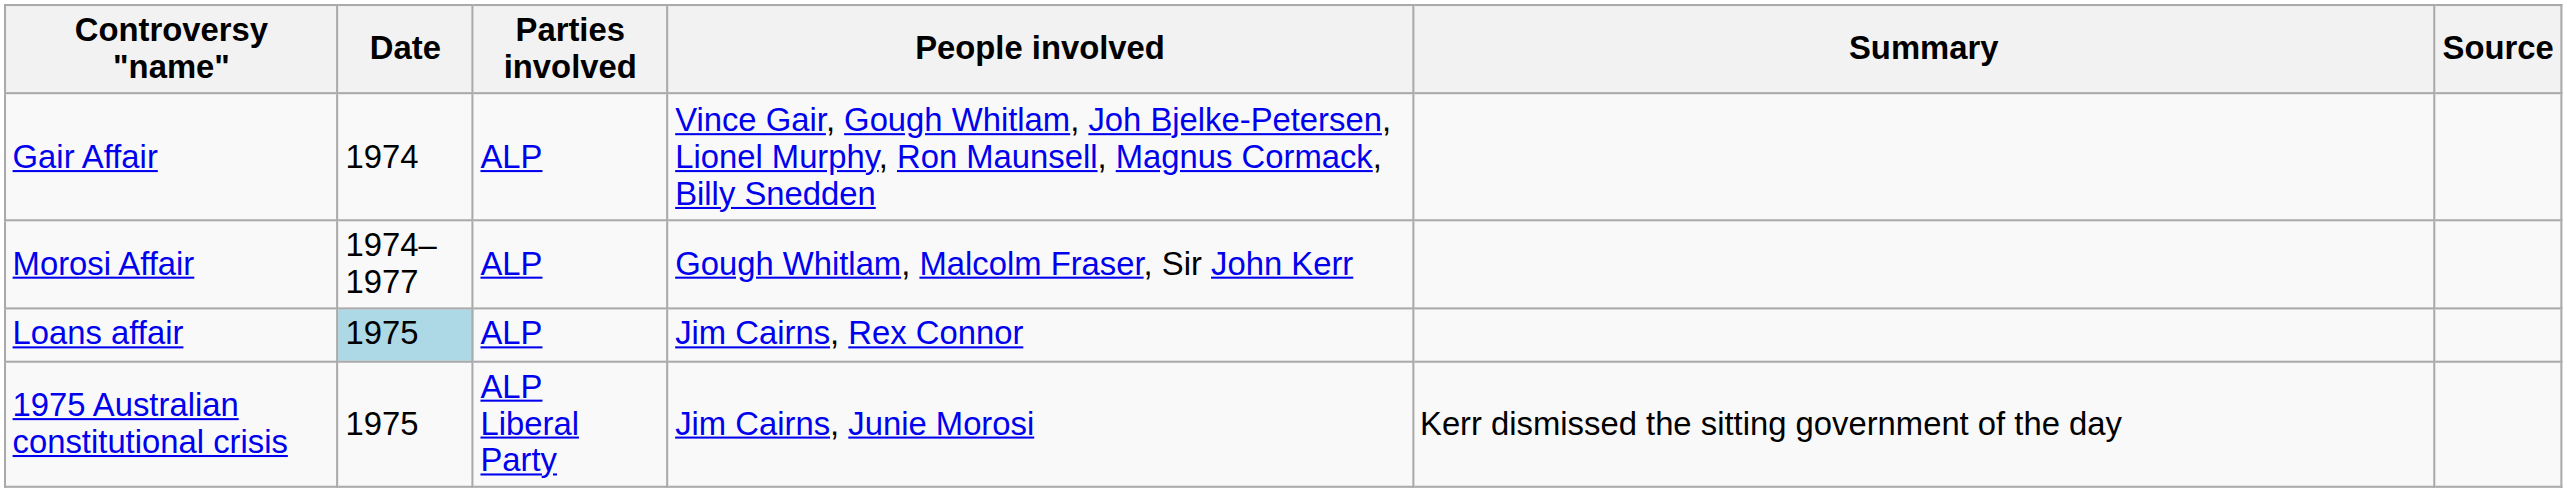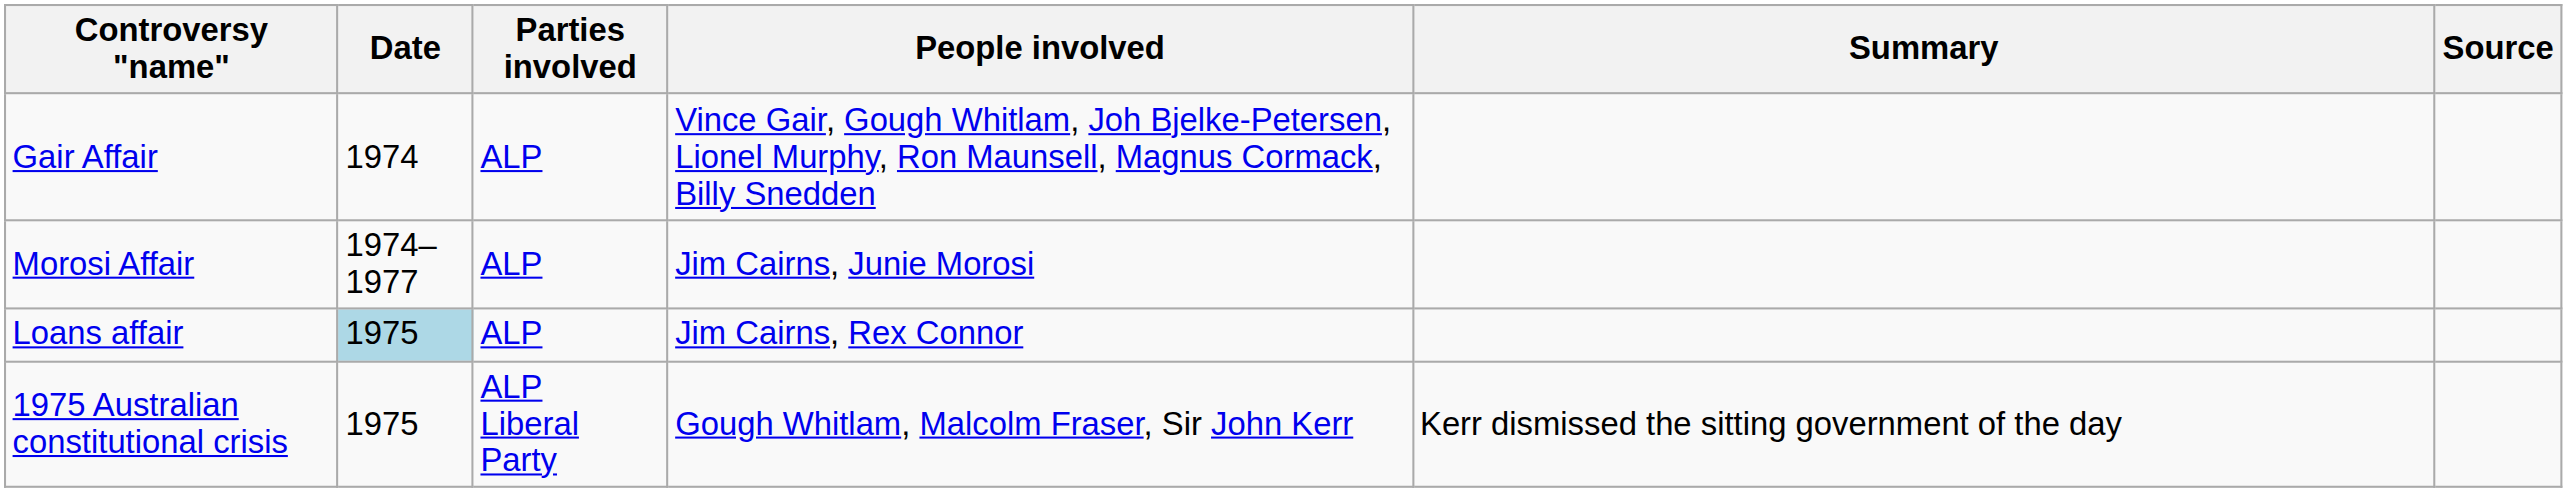(1014, 263) Gough Whitlam, Malcolm Fraser, Sir John Kerr -> (855, 263) Jim Cairns, Junie Morosi
(855, 423) Jim Cairns, Junie Morosi -> (1014, 423) Gough Whitlam, Malcolm Fraser, Sir John Kerr
